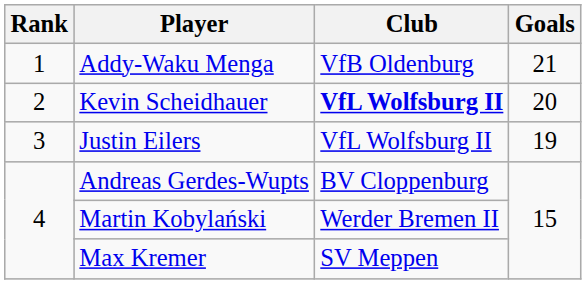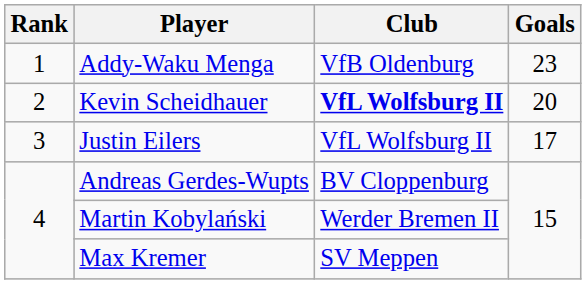(545, 63) 21 -> (545, 63) 23
(545, 141) 19 -> (545, 141) 17
